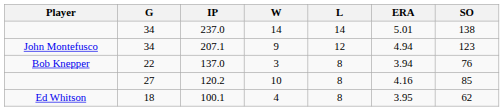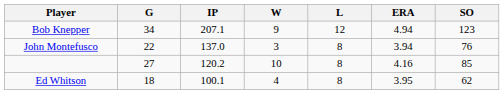- row: (213, 30)
(61, 47) John Montefusco -> (61, 30) Bob Knepper
(61, 64) Bob Knepper -> (61, 47) John Montefusco
